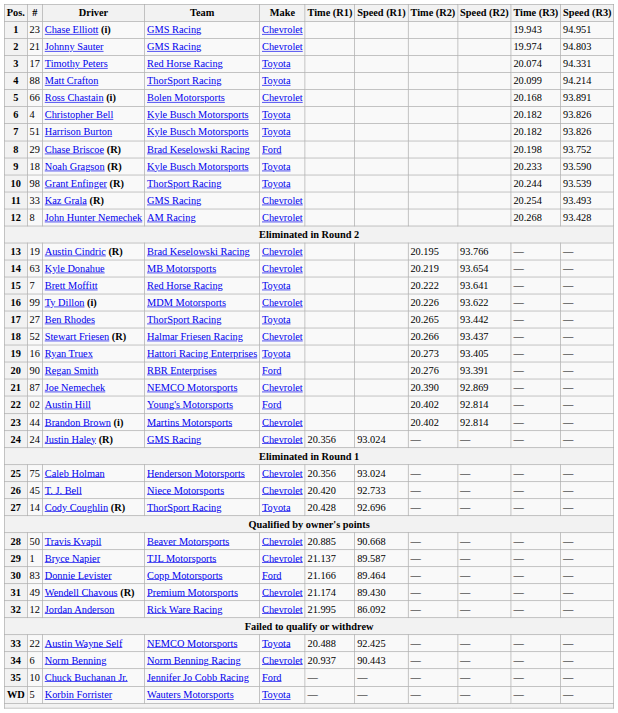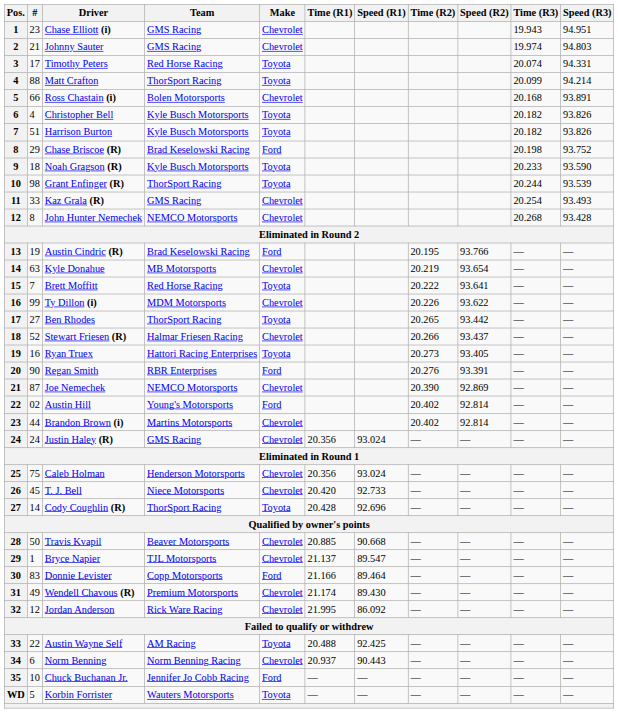(171, 217) AM Racing -> (192, 217) NEMCO Motorsports
(282, 251) Chevrolet -> (272, 251) Ford
(371, 558) 89.587 -> (371, 558) 89.547
(192, 643) NEMCO Motorsports -> (171, 643) AM Racing
